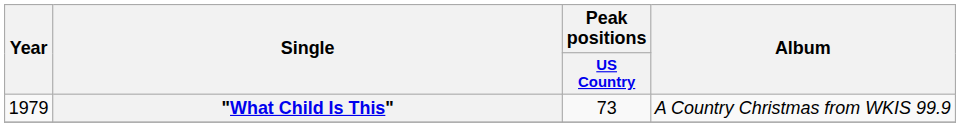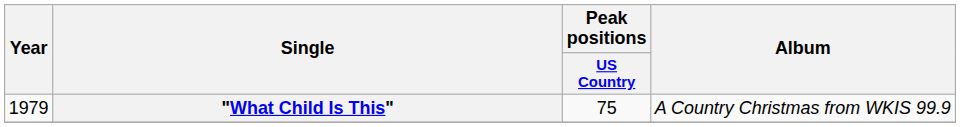(607, 107) 73 -> (607, 107) 75
